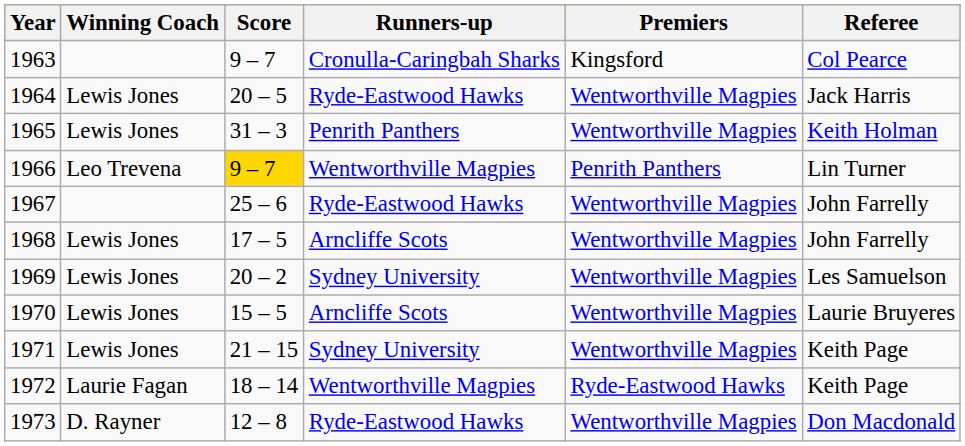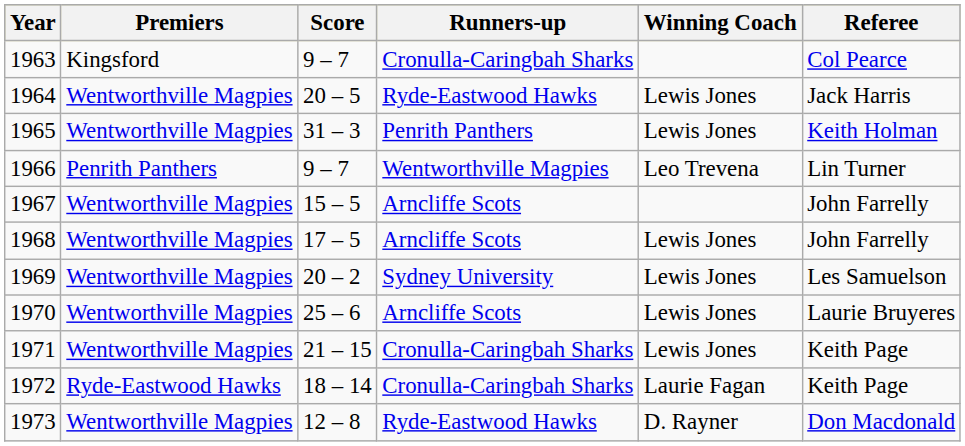columns swapped: (684, 22) <-> (143, 22)
(253, 167) gold background -> (326, 167) no background
(258, 204) 25 – 6 -> (332, 204) 15 – 5
(416, 204) Ryde-Eastwood Hawks -> (452, 204) Arncliffe Scots
(258, 312) 15 – 5 -> (332, 312) 25 – 6
(394, 349) Sydney University -> (508, 349) Cronulla-Caringbah Sharks
(422, 385) Wentworthville Magpies -> (508, 385) Cronulla-Caringbah Sharks
